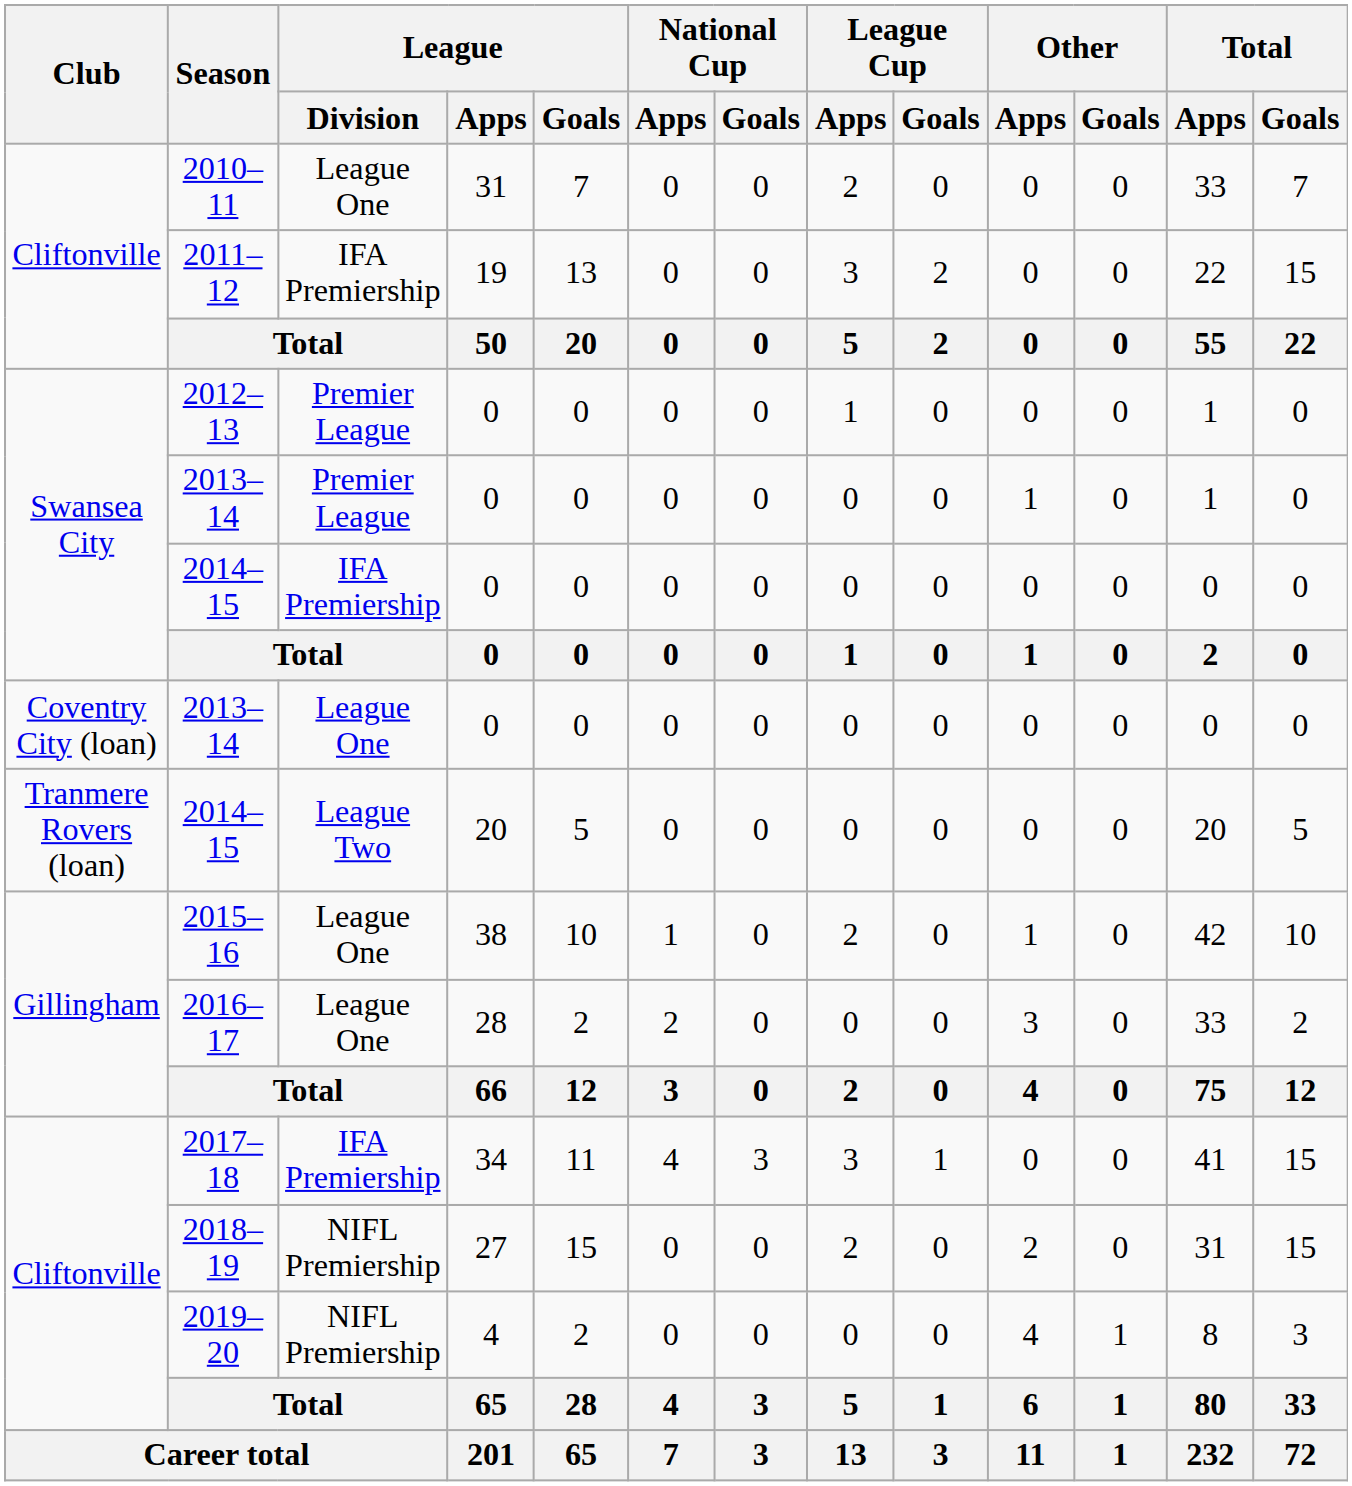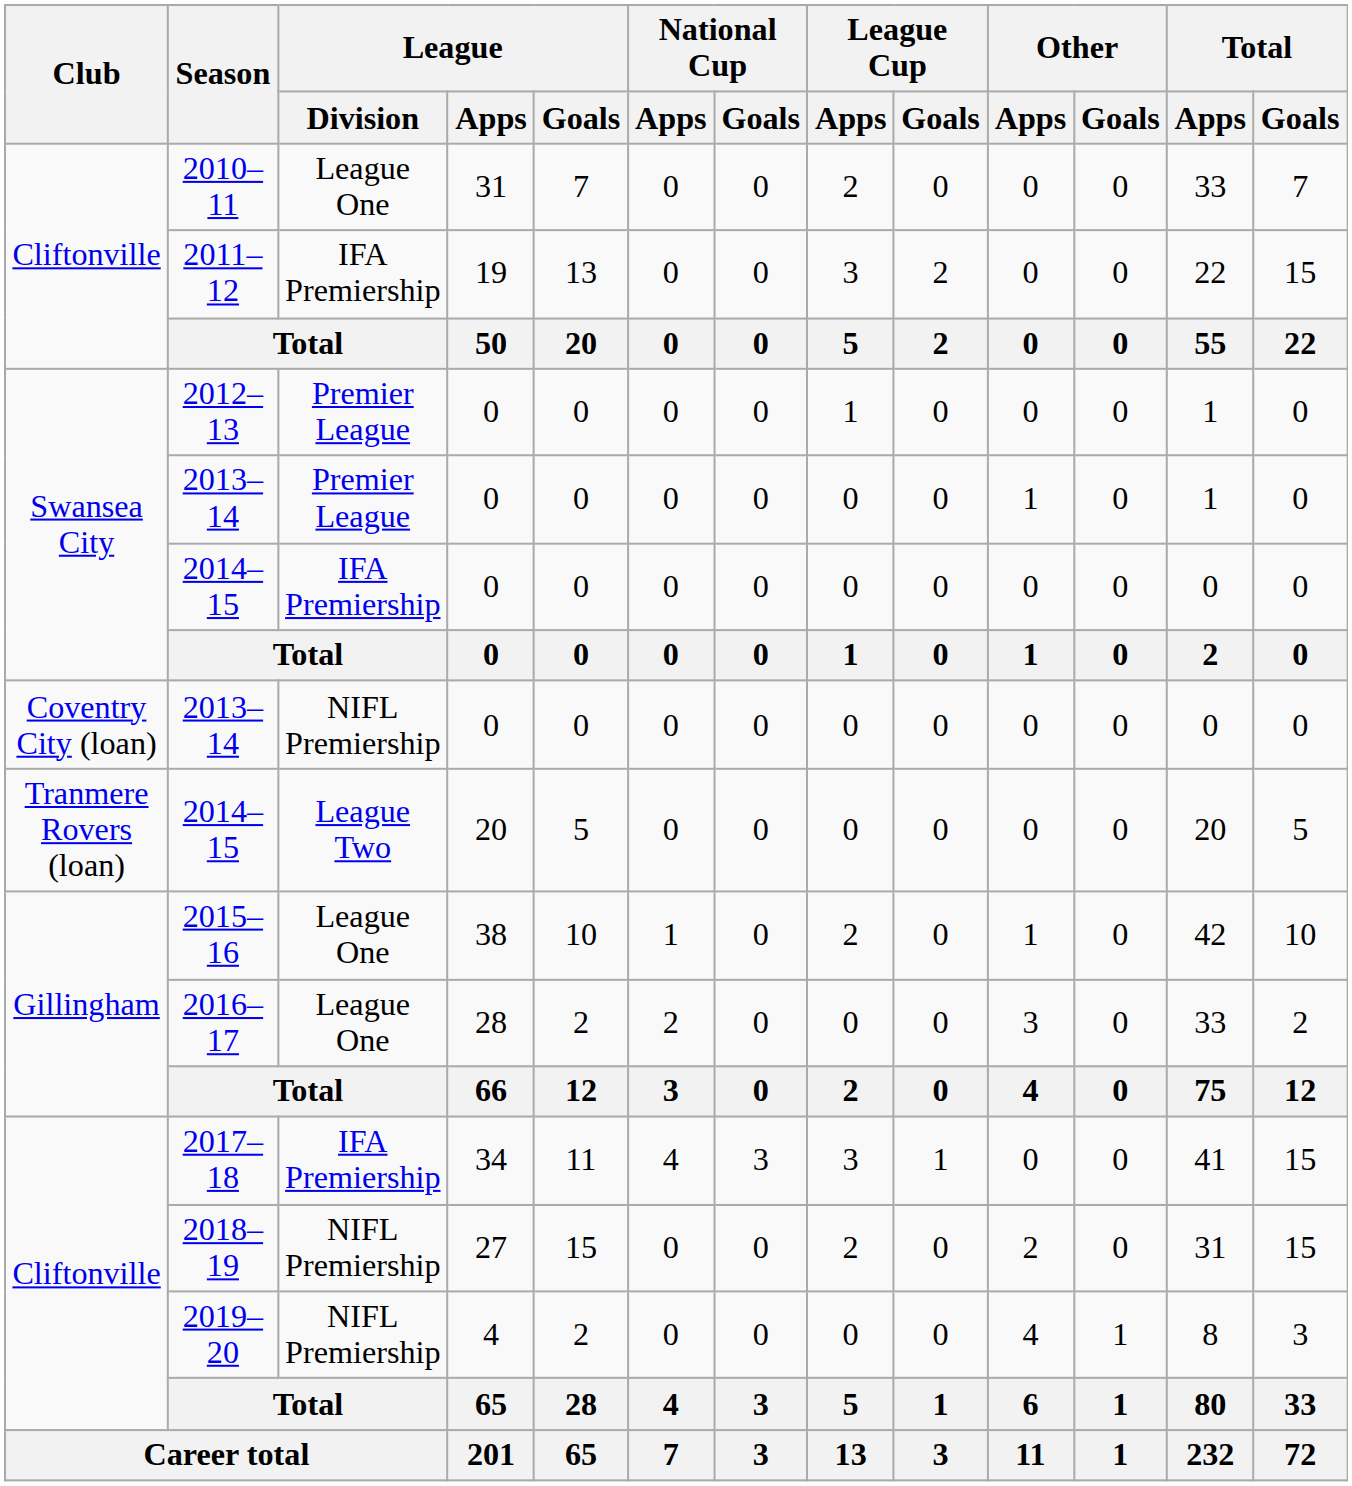(363, 724) League One -> (363, 724) NIFL Premiership
